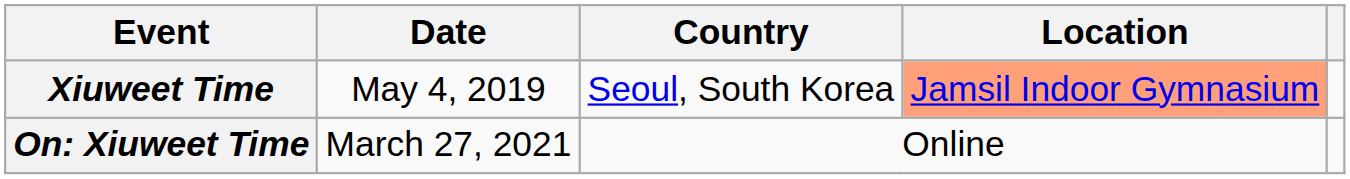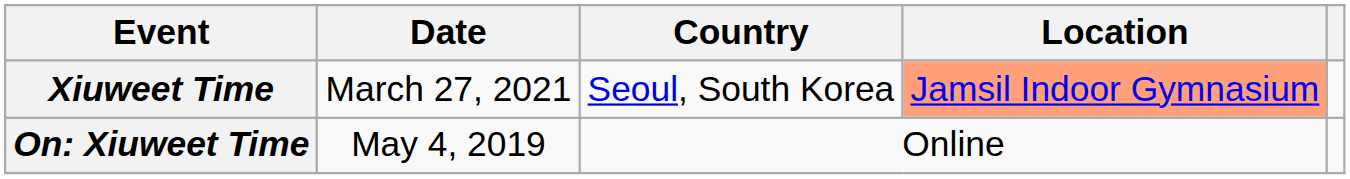(448, 88) May 4, 2019 -> (448, 88) March 27, 2021
(448, 144) March 27, 2021 -> (448, 144) May 4, 2019
